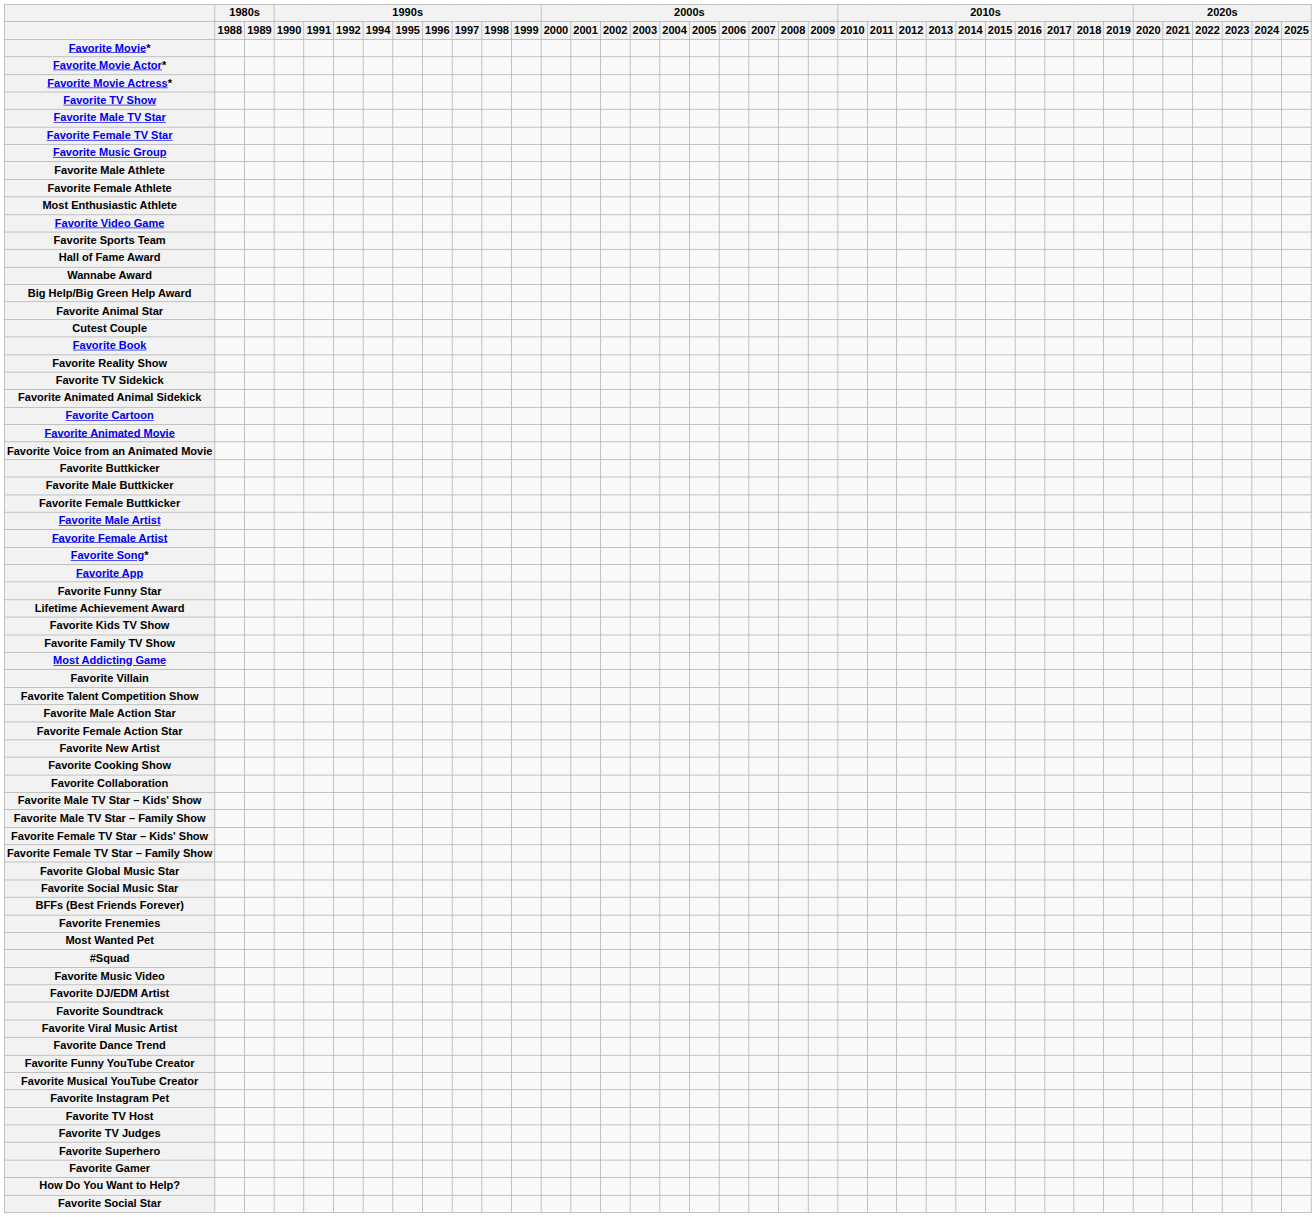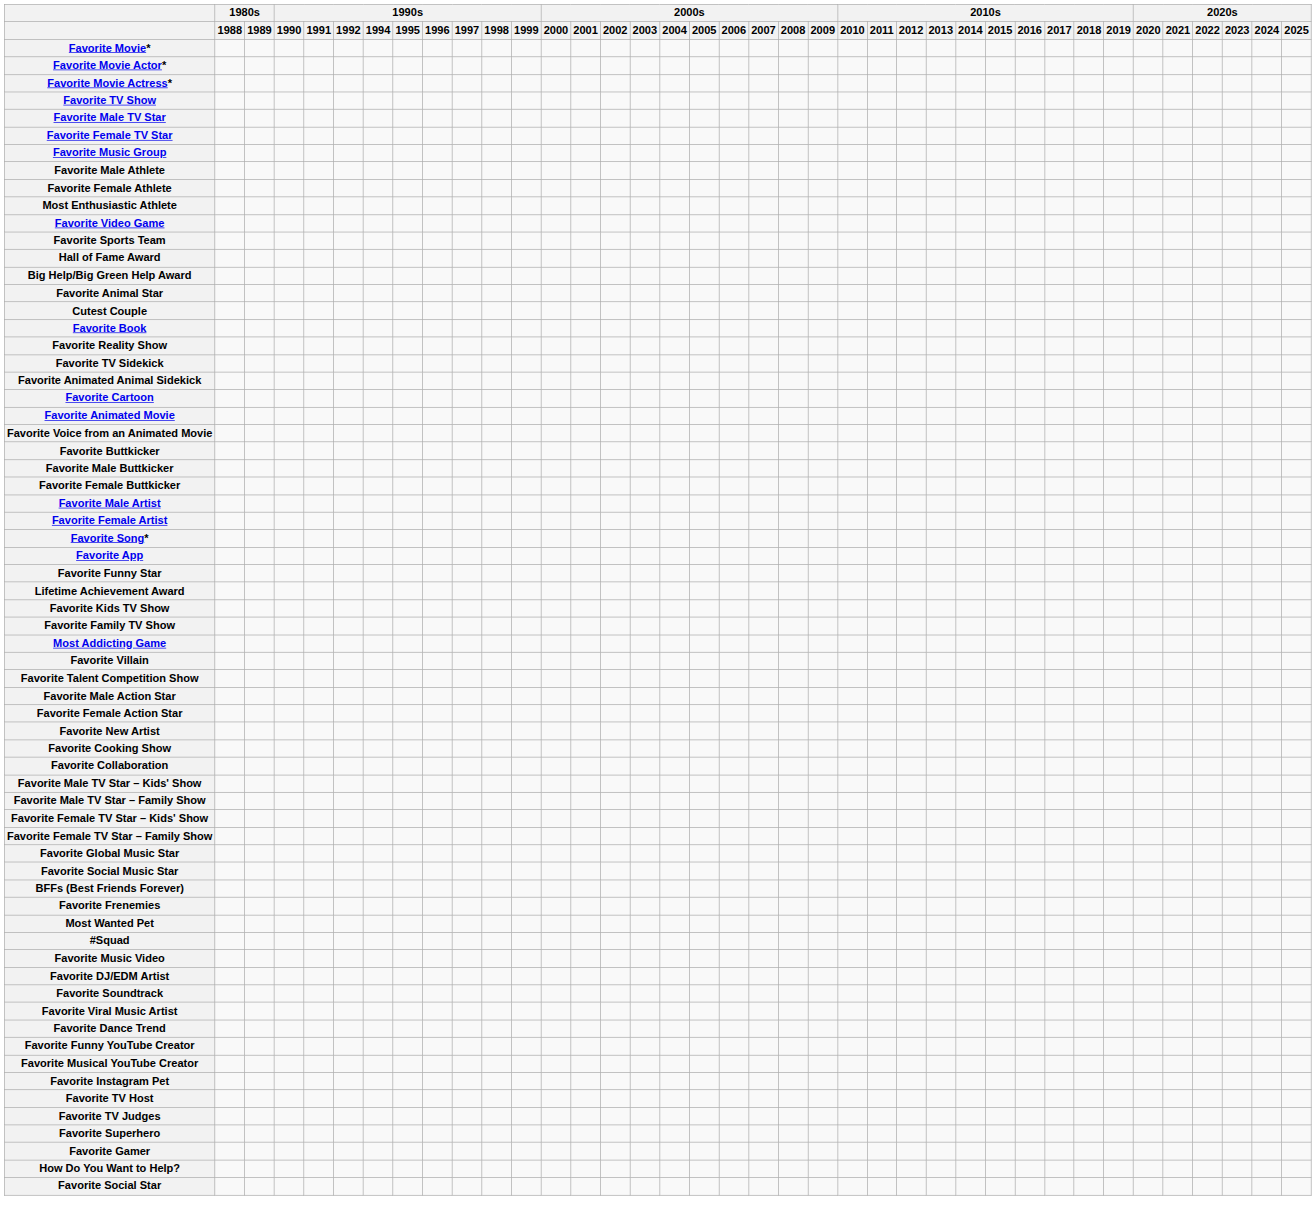- row: (110, 275)
